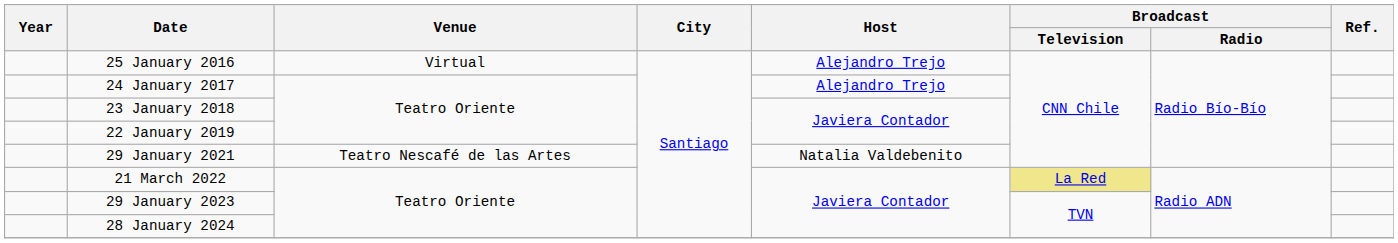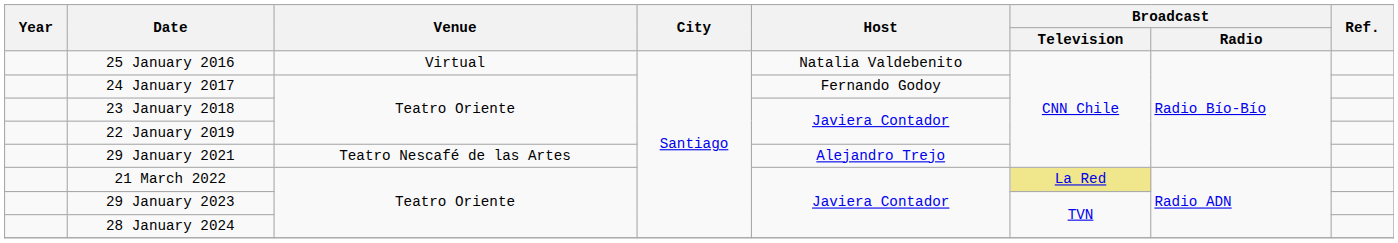(881, 63) Alejandro Trejo -> (881, 63) Natalia Valdebenito
(881, 86) Alejandro Trejo -> (881, 86) Fernando Godoy
(881, 156) Natalia Valdebenito -> (881, 156) Alejandro Trejo
